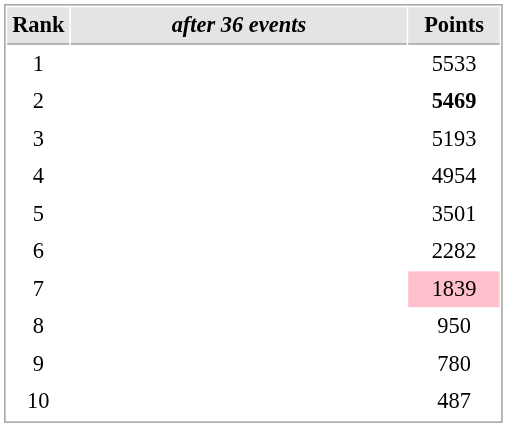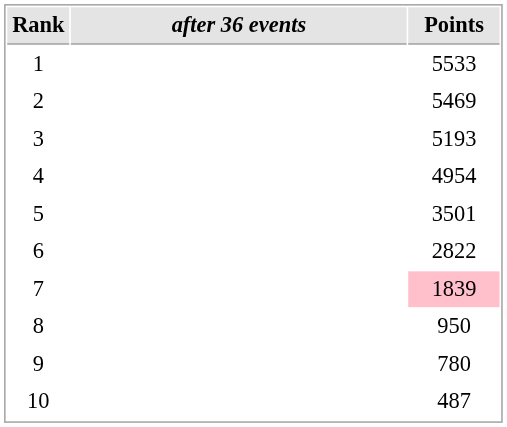(454, 101) bold -> (454, 101) normal
(454, 251) 2282 -> (454, 251) 2822
